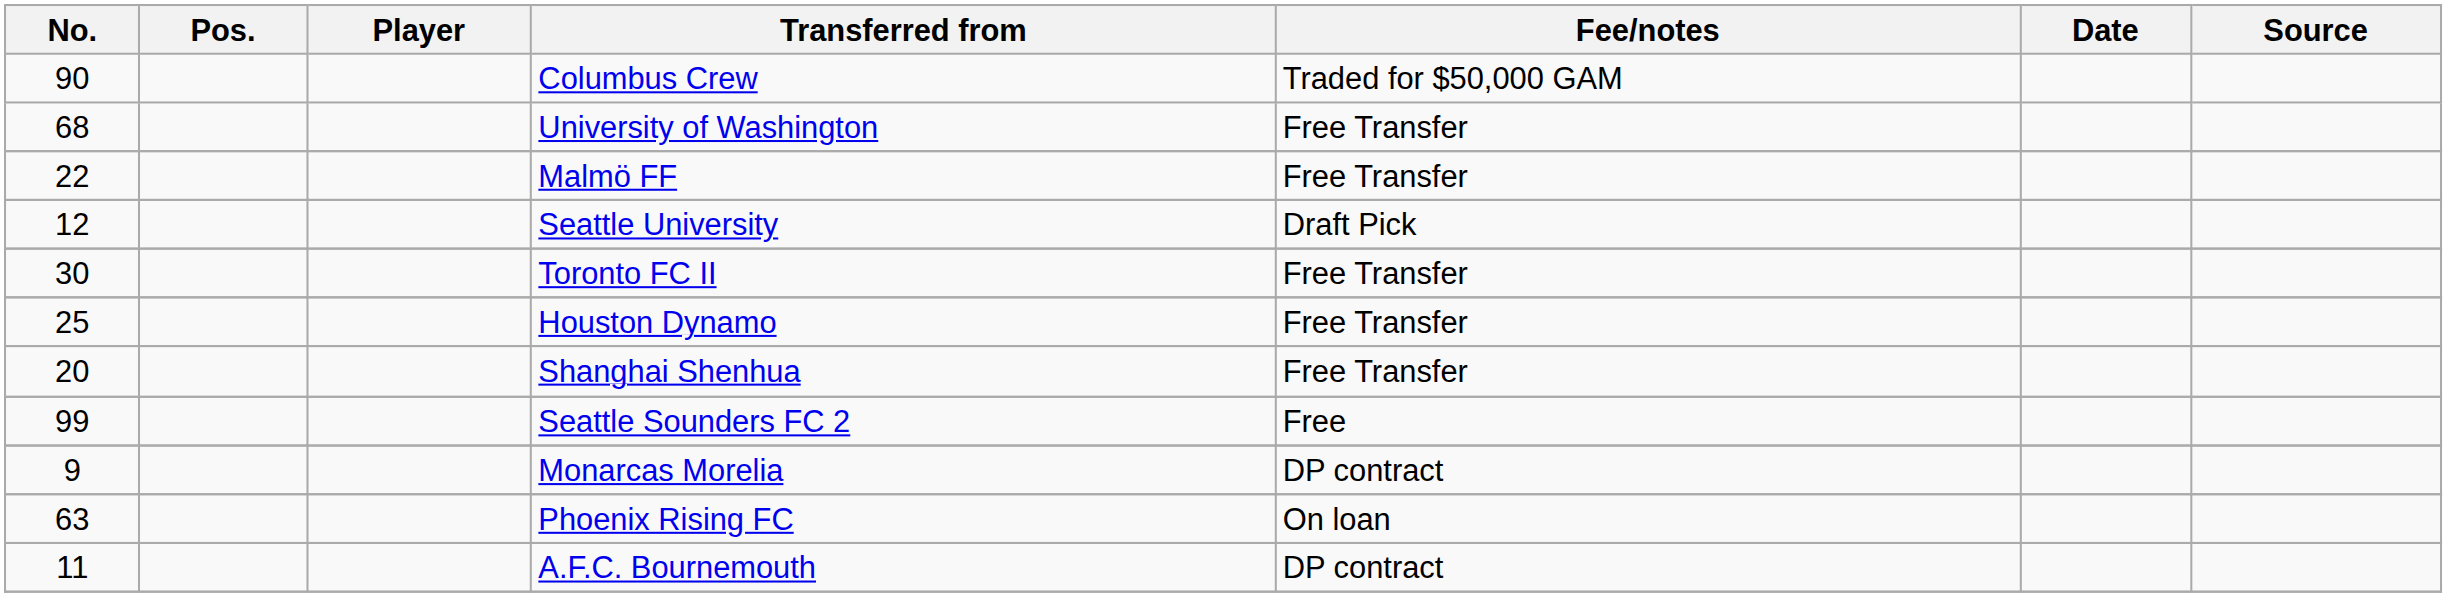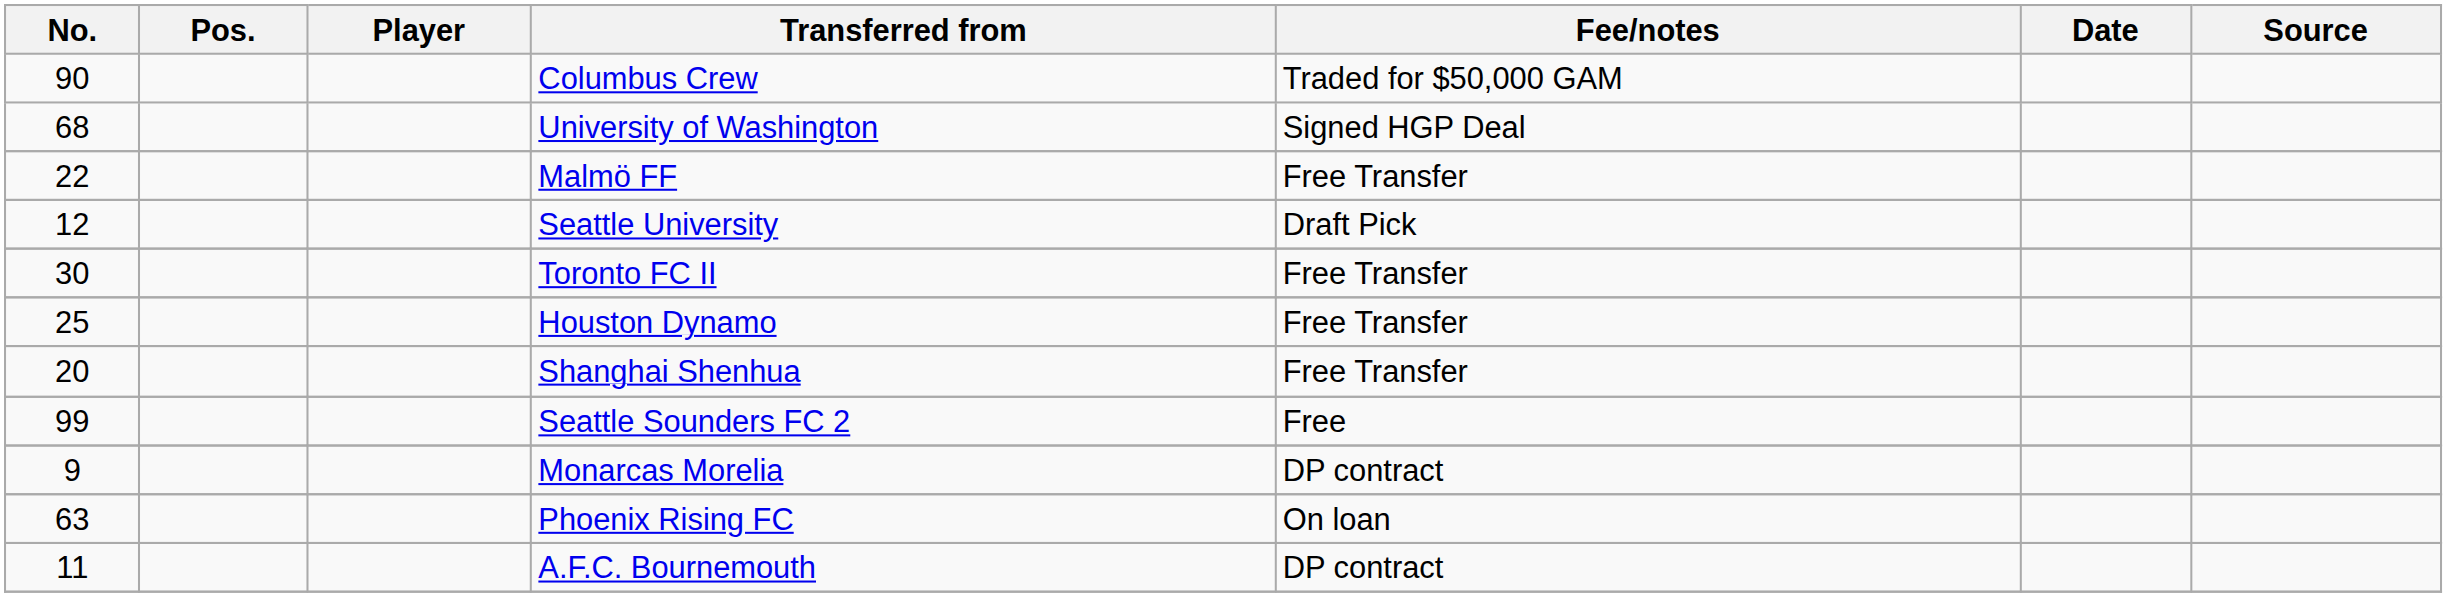(1375, 127) Free Transfer -> (1404, 127) Signed HGP Deal
